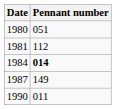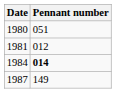(40, 46) 112 -> (41, 46) 012
- row: (17, 96)
